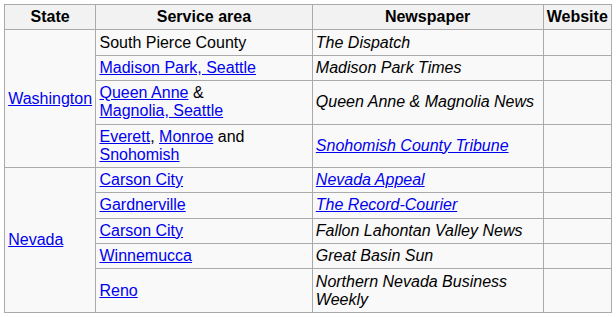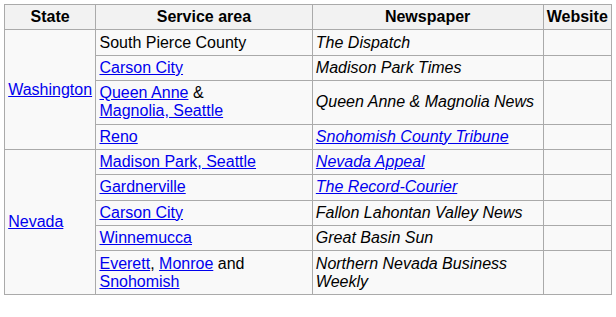(178, 67) Madison Park, Seattle -> (141, 67) Carson City
(172, 145) Everett, Monroe and Snohomish -> (119, 136) Reno
(141, 180) Carson City -> (178, 162) Madison Park, Seattle
(119, 290) Reno -> (172, 272) Everett, Monroe and Snohomish
